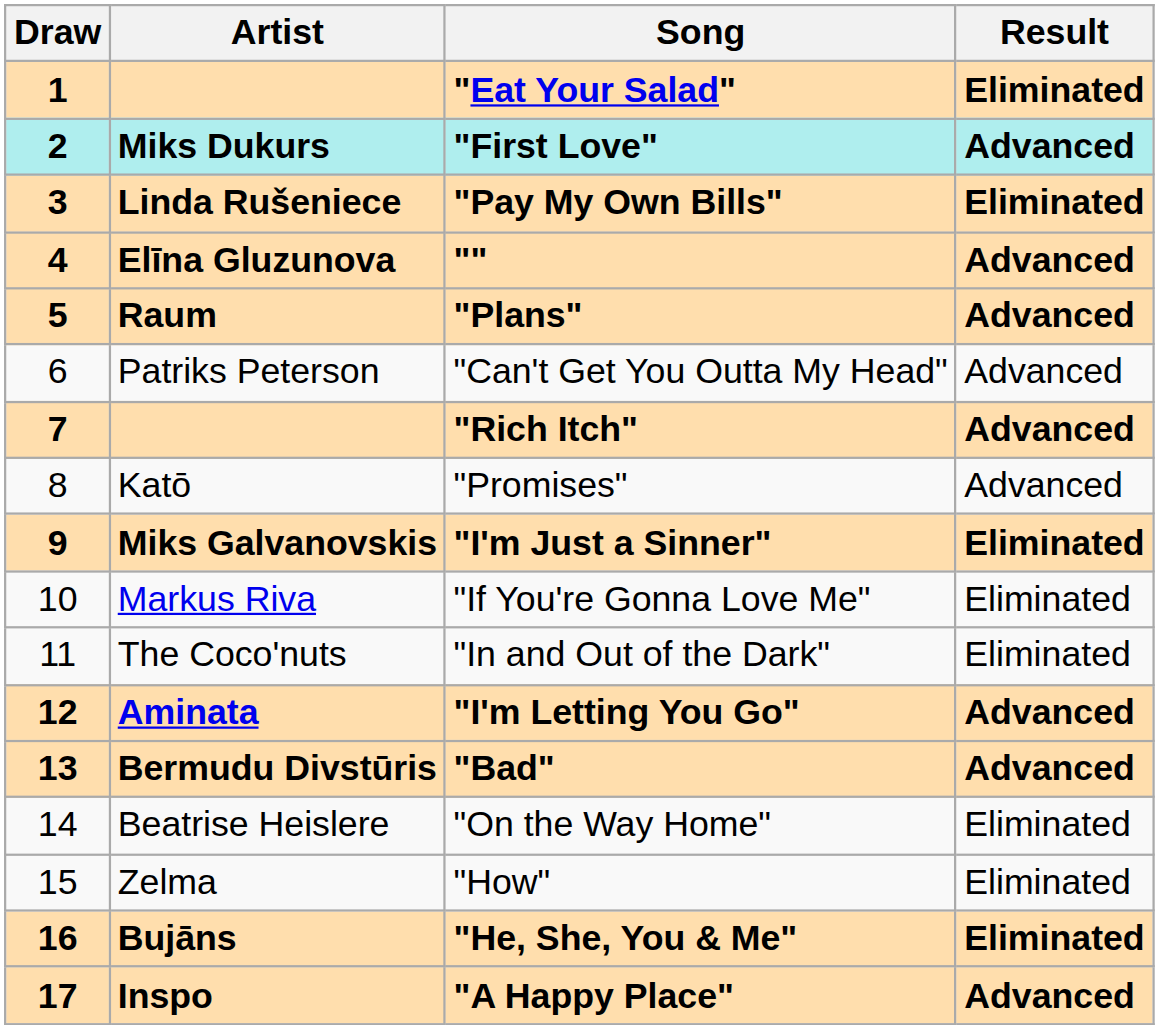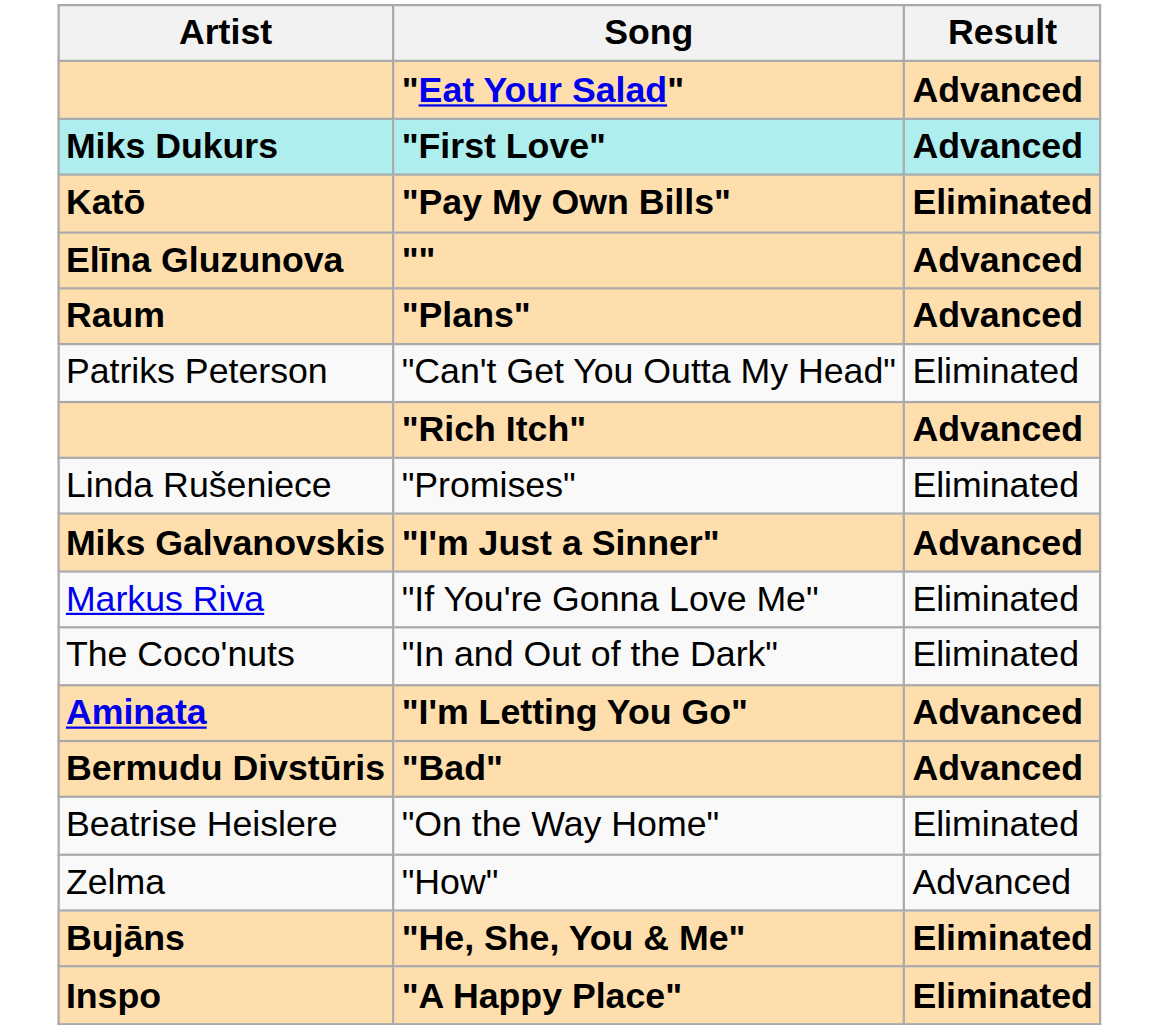- column: (58, 32)
(1054, 89) Eliminated -> (998, 89) Advanced
(260, 202) Linda Rušeniece -> (106, 202) Katō
(1044, 372) Advanced -> (996, 372) Eliminated
(154, 485) Katō -> (199, 485) Linda Rušeniece
(1044, 485) Advanced -> (996, 485) Eliminated
(1054, 542) Eliminated -> (998, 542) Advanced
(1048, 881) Eliminated -> (992, 881) Advanced
(1050, 994) Advanced -> (1003, 994) Eliminated
